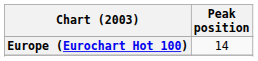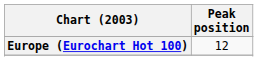(222, 46) 14 -> (222, 46) 12
